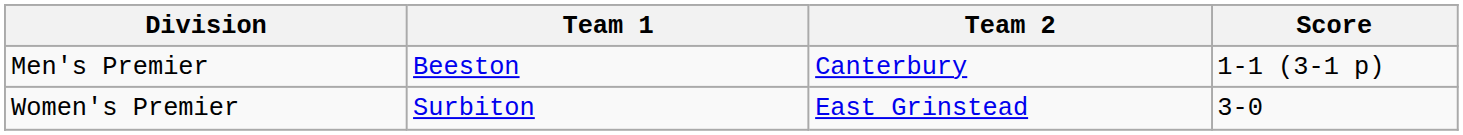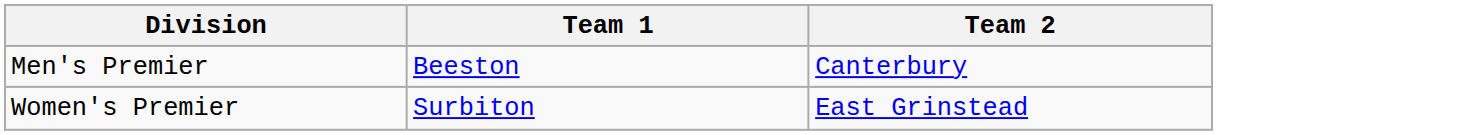- column: (1334, 26)
